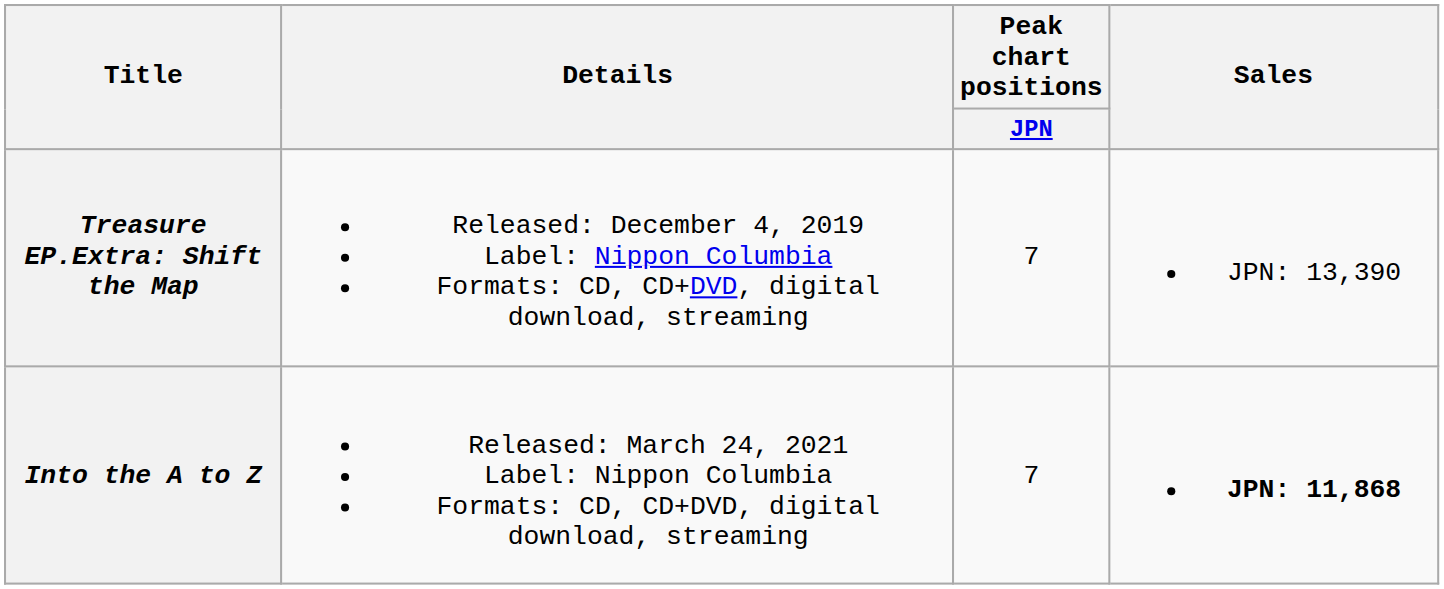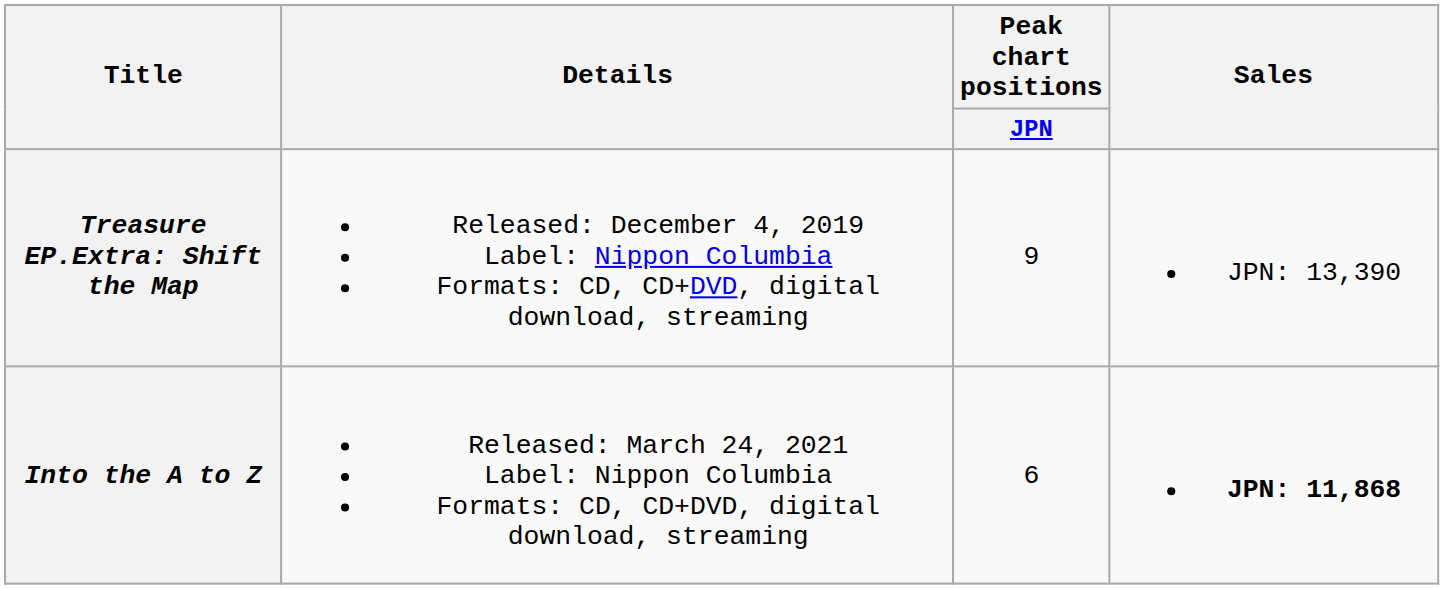(1031, 258) 7 -> (1031, 258) 9
(1031, 475) 7 -> (1031, 475) 6
